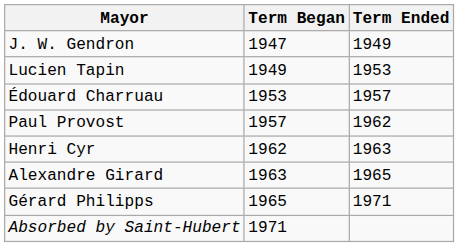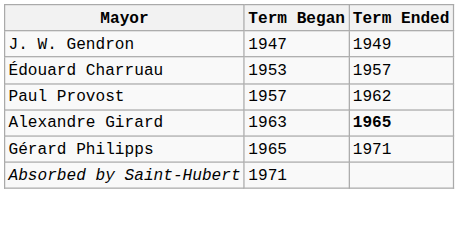- row: (67, 70)
- row: (52, 149)
(372, 175) normal -> (372, 123) bold
